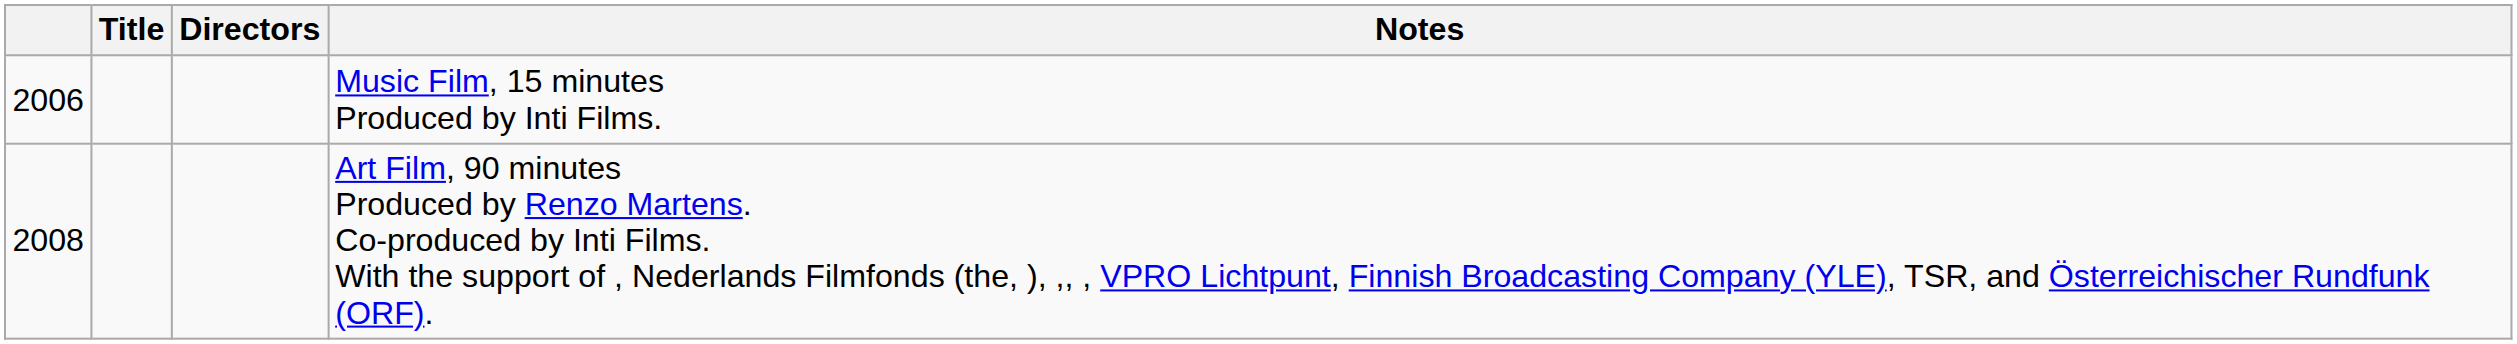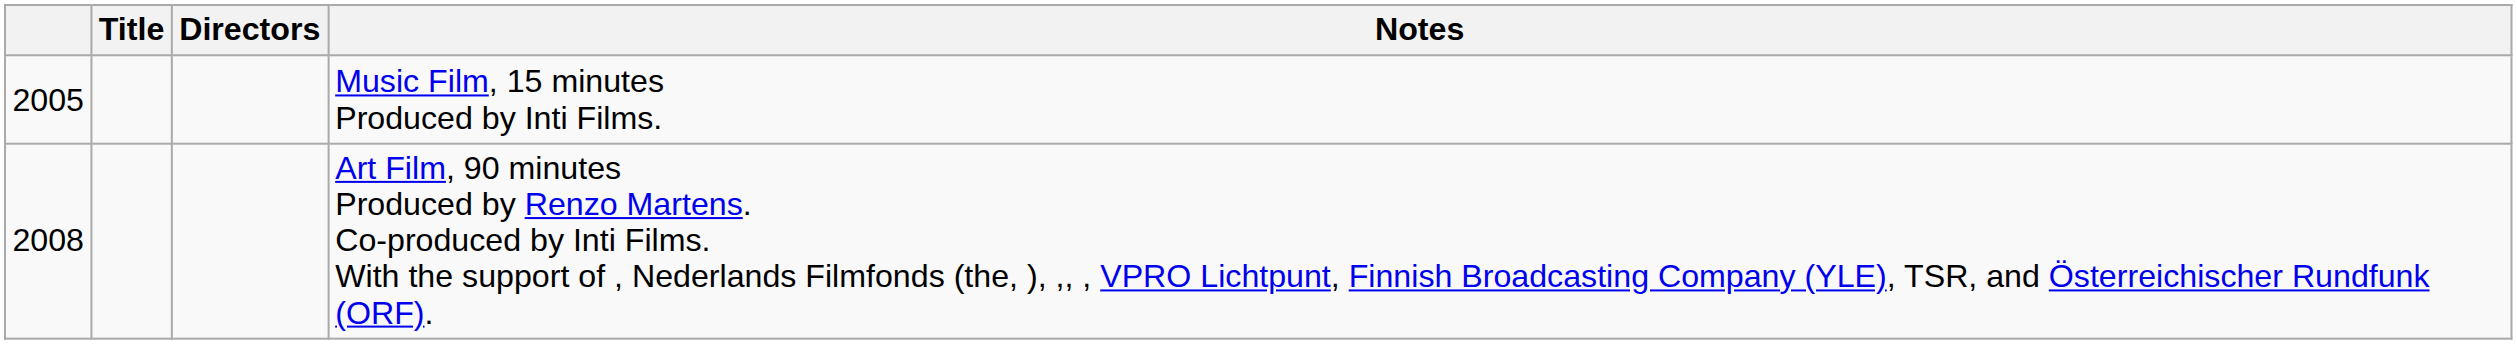(48, 99) 2006 -> (48, 99) 2005
